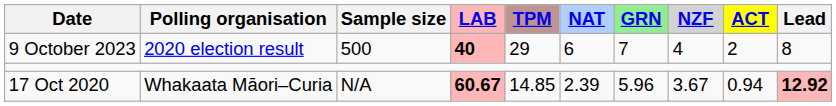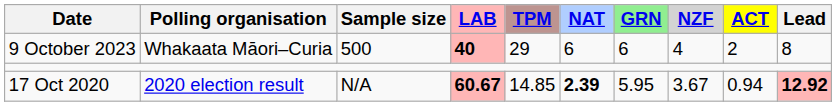(224, 48) 2020 election result -> (238, 48) Whakaata Māori–Curia
(623, 48) 7 -> (623, 48) 6
(238, 85) Whakaata Māori–Curia -> (224, 85) 2020 election result
(582, 85) normal -> (582, 85) bold
(636, 85) 5.96 -> (636, 85) 5.95
